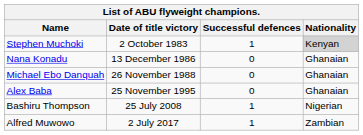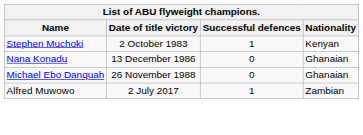(322, 43) lightgrey background -> (322, 43) no background
- row: (29, 91)
- row: (48, 106)
